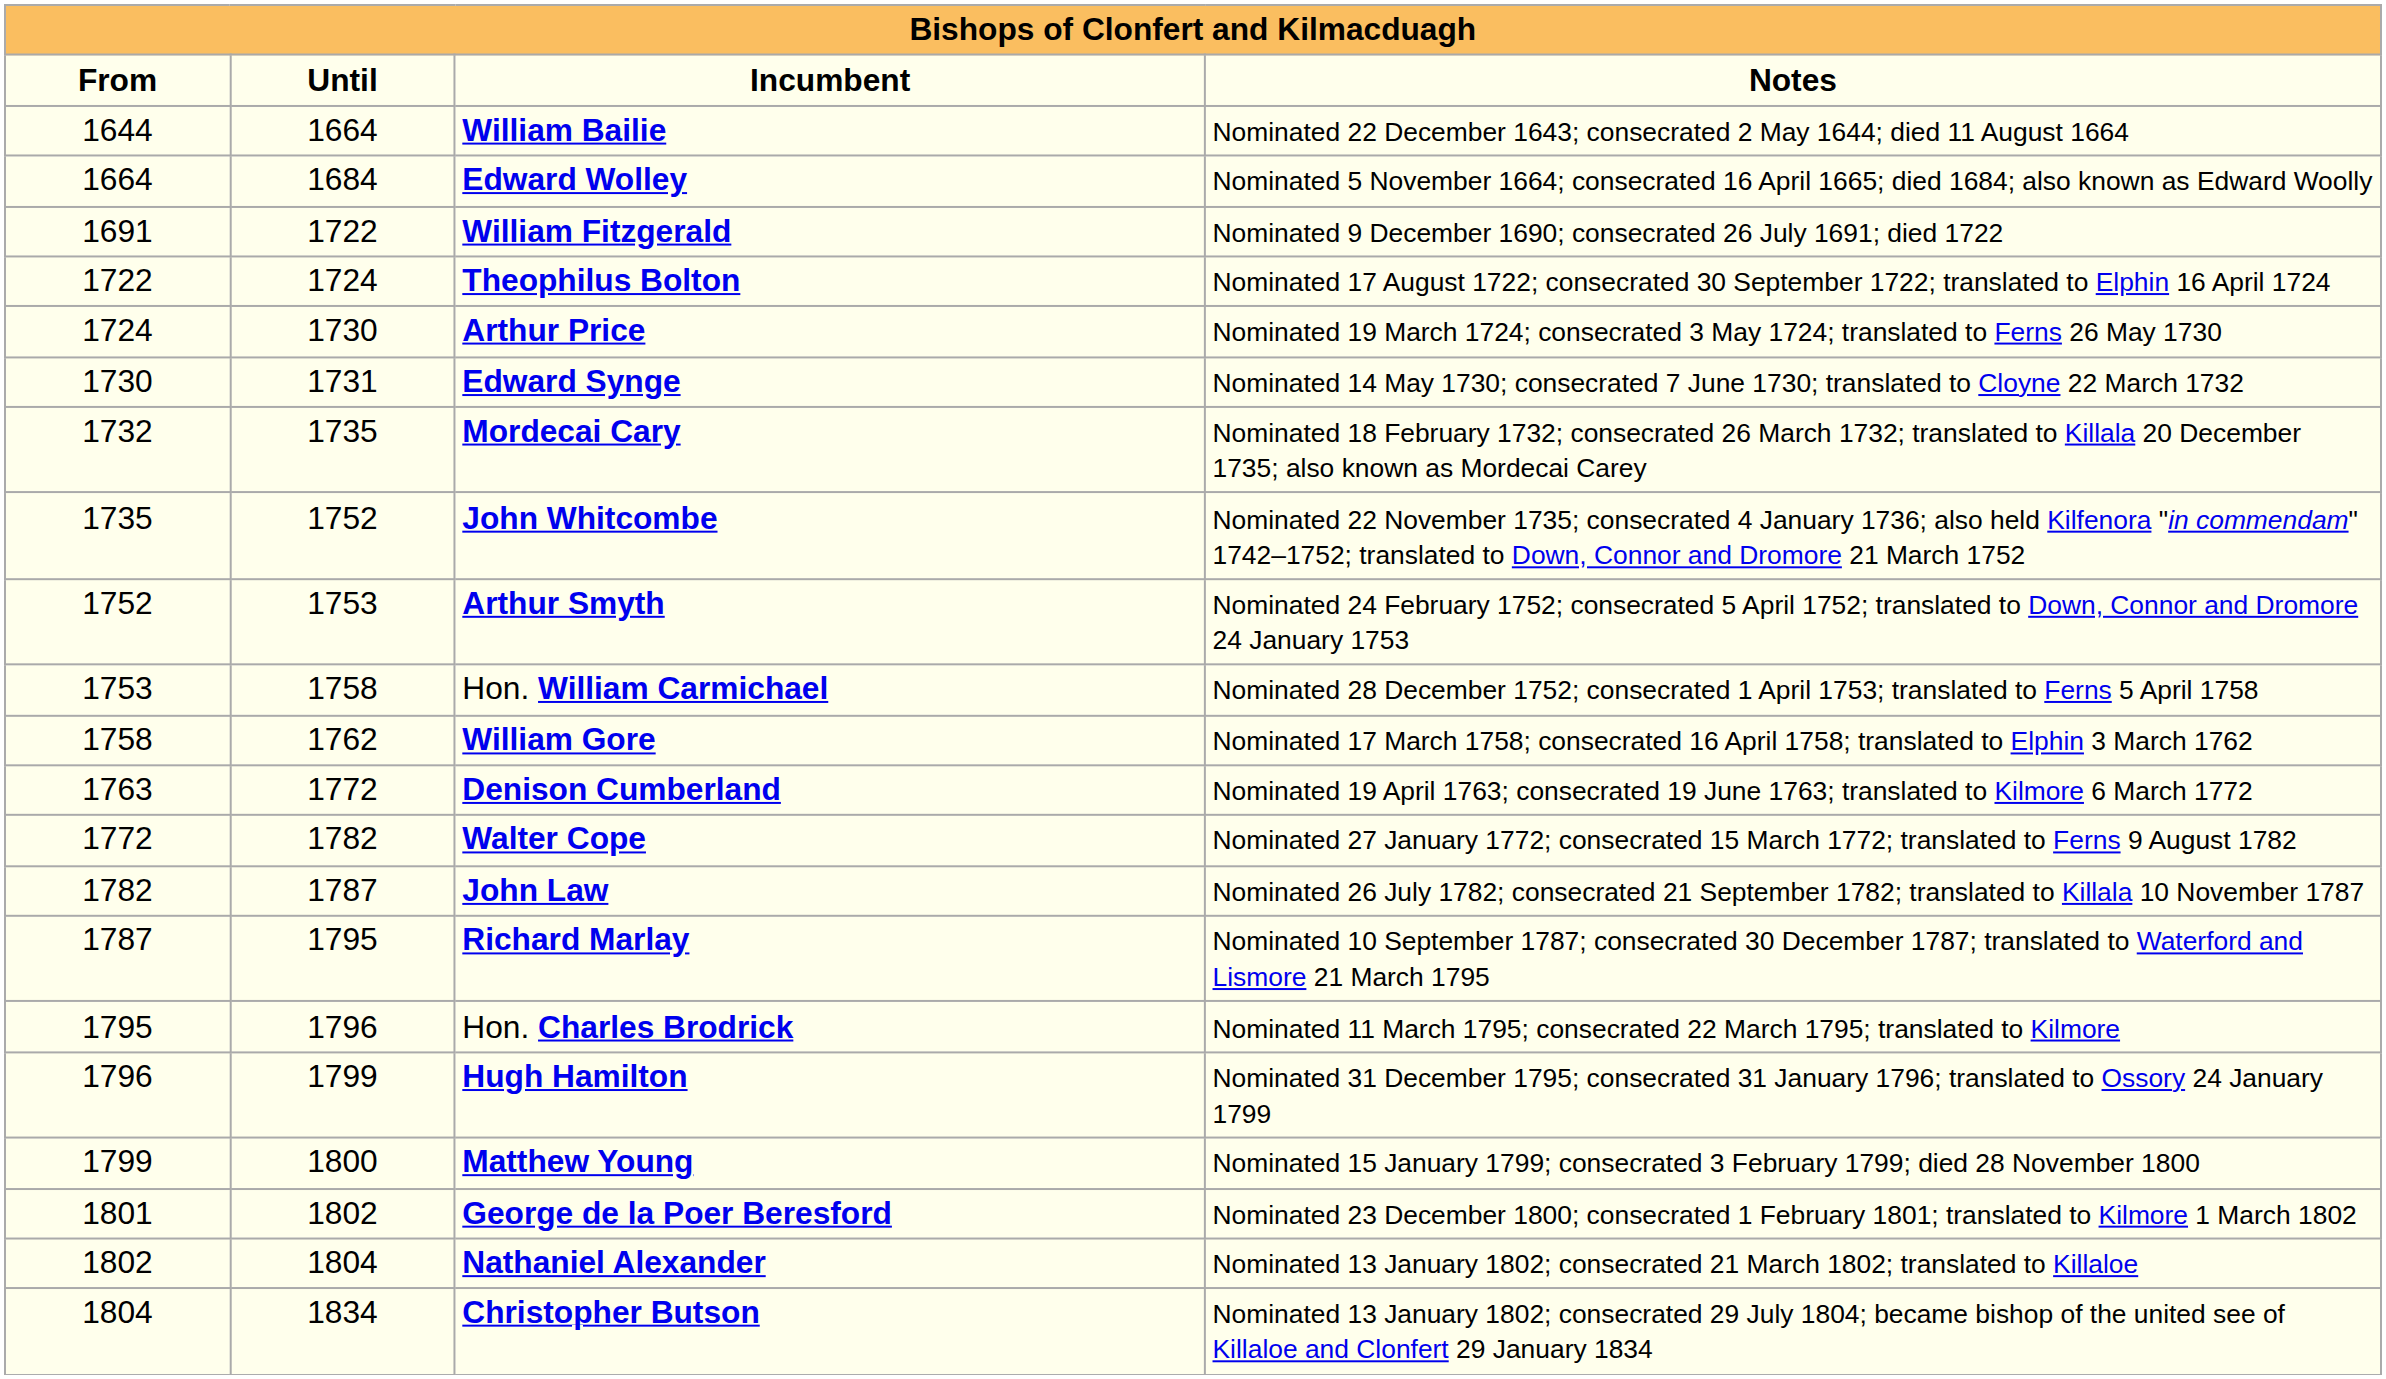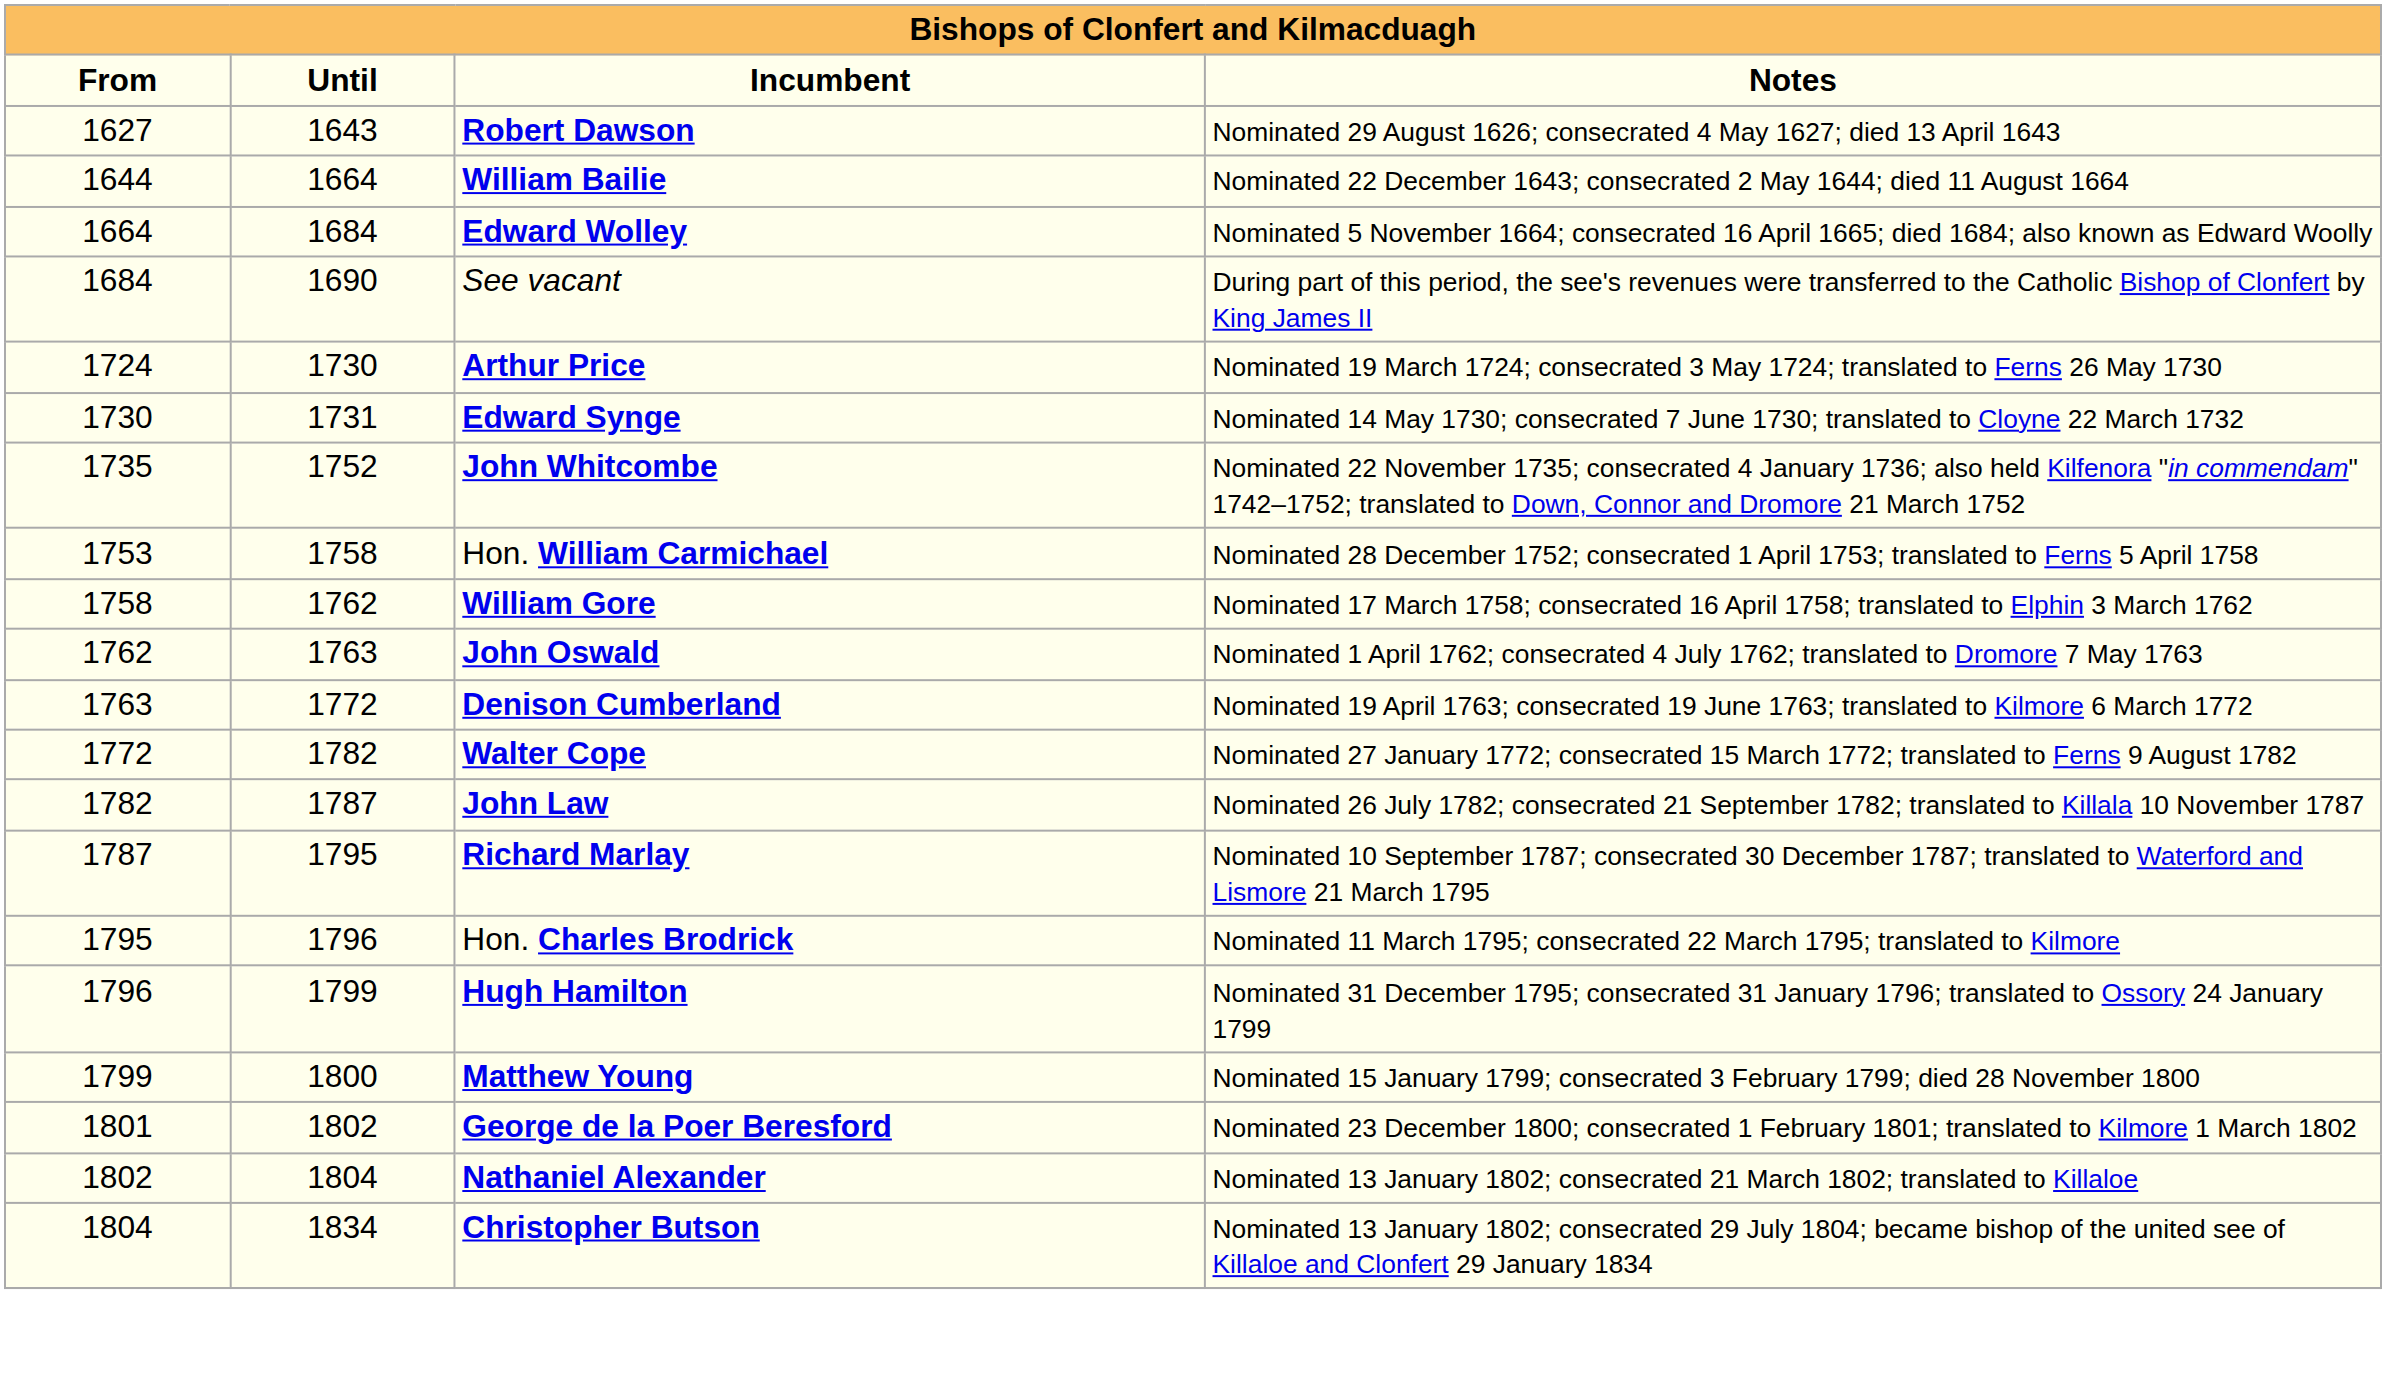+ row: (578, 130)
+ row: (542, 280)
- row: (597, 230)
- row: (601, 280)
- row: (571, 431)
- row: (564, 603)
+ row: (561, 653)
